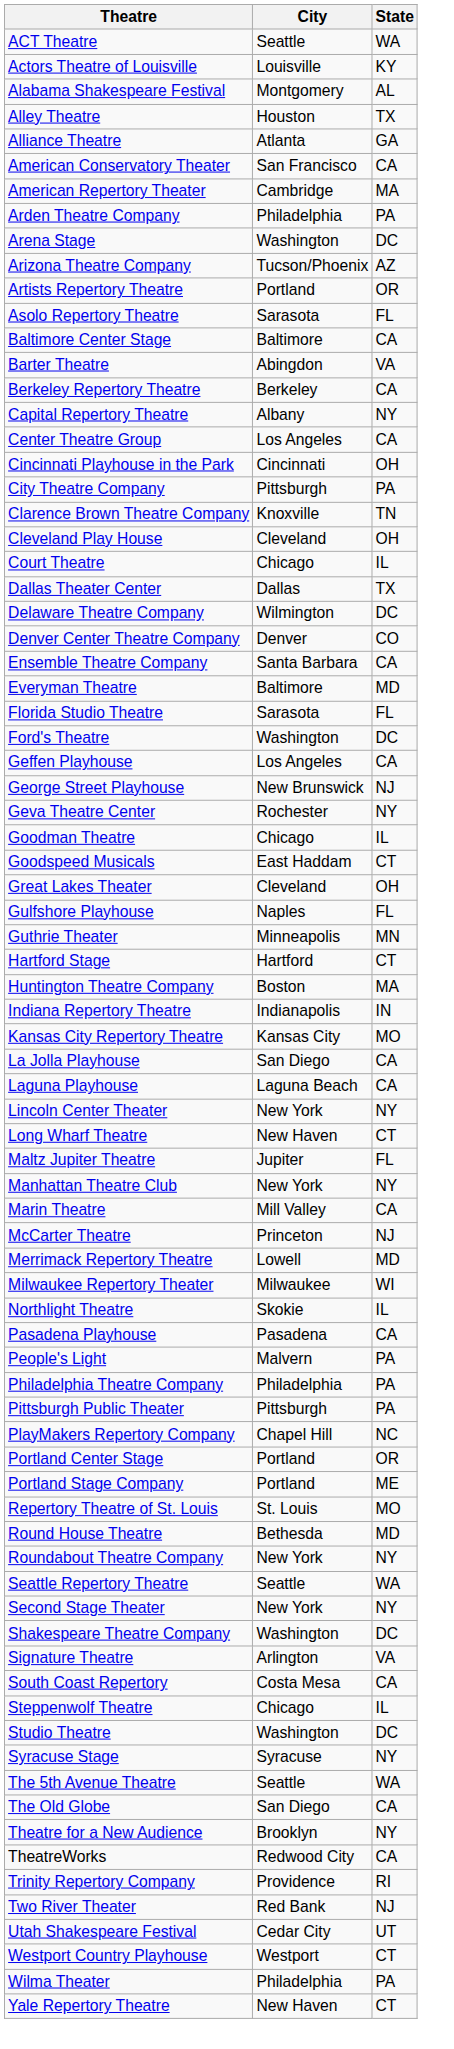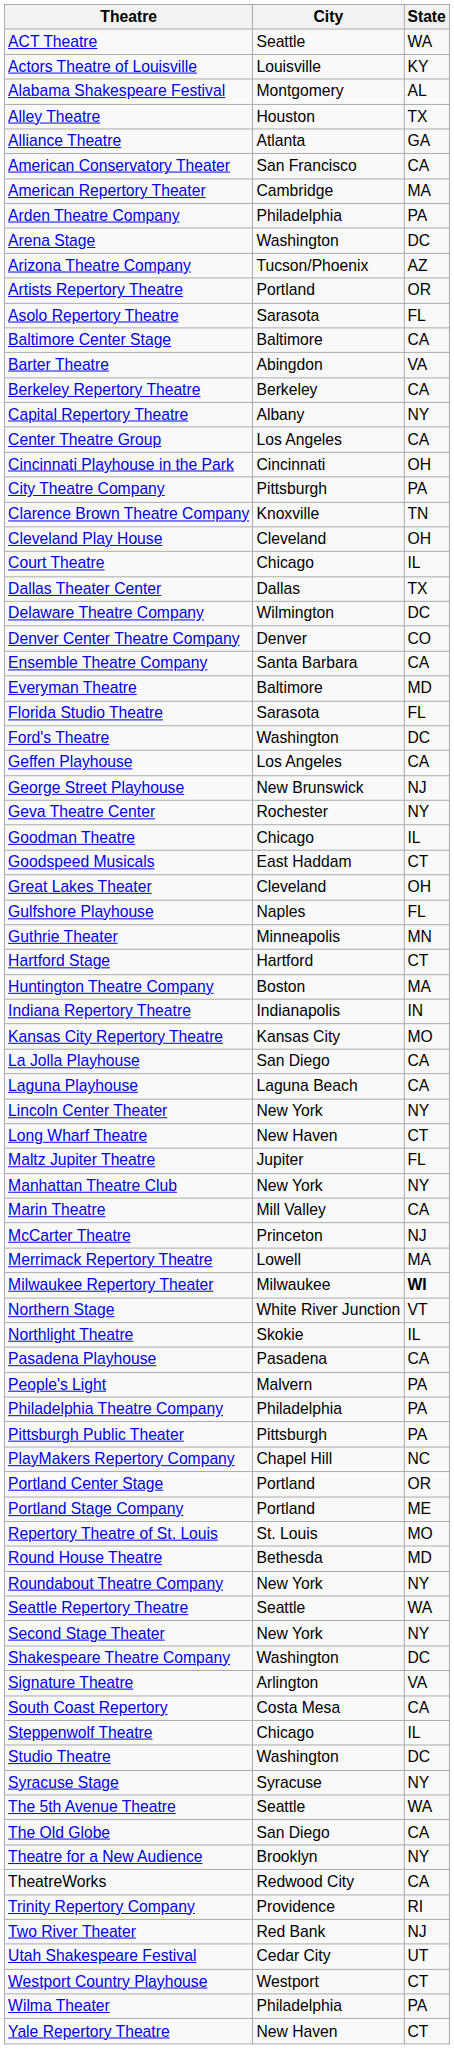(388, 1260) MD -> (419, 1260) MA
(385, 1285) normal -> (417, 1285) bold
+ row: (61, 1310)
